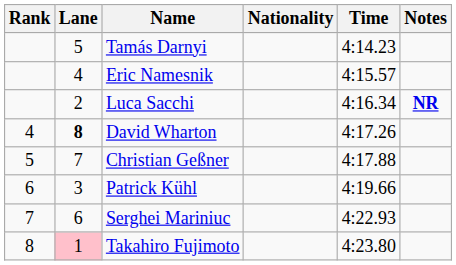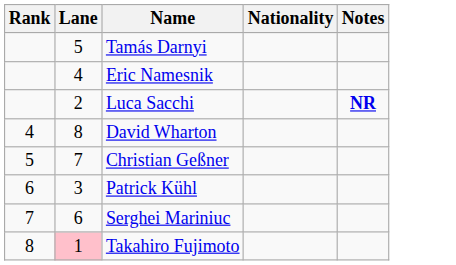- column: (369, 18)
(78, 132) bold -> (78, 132) normal
